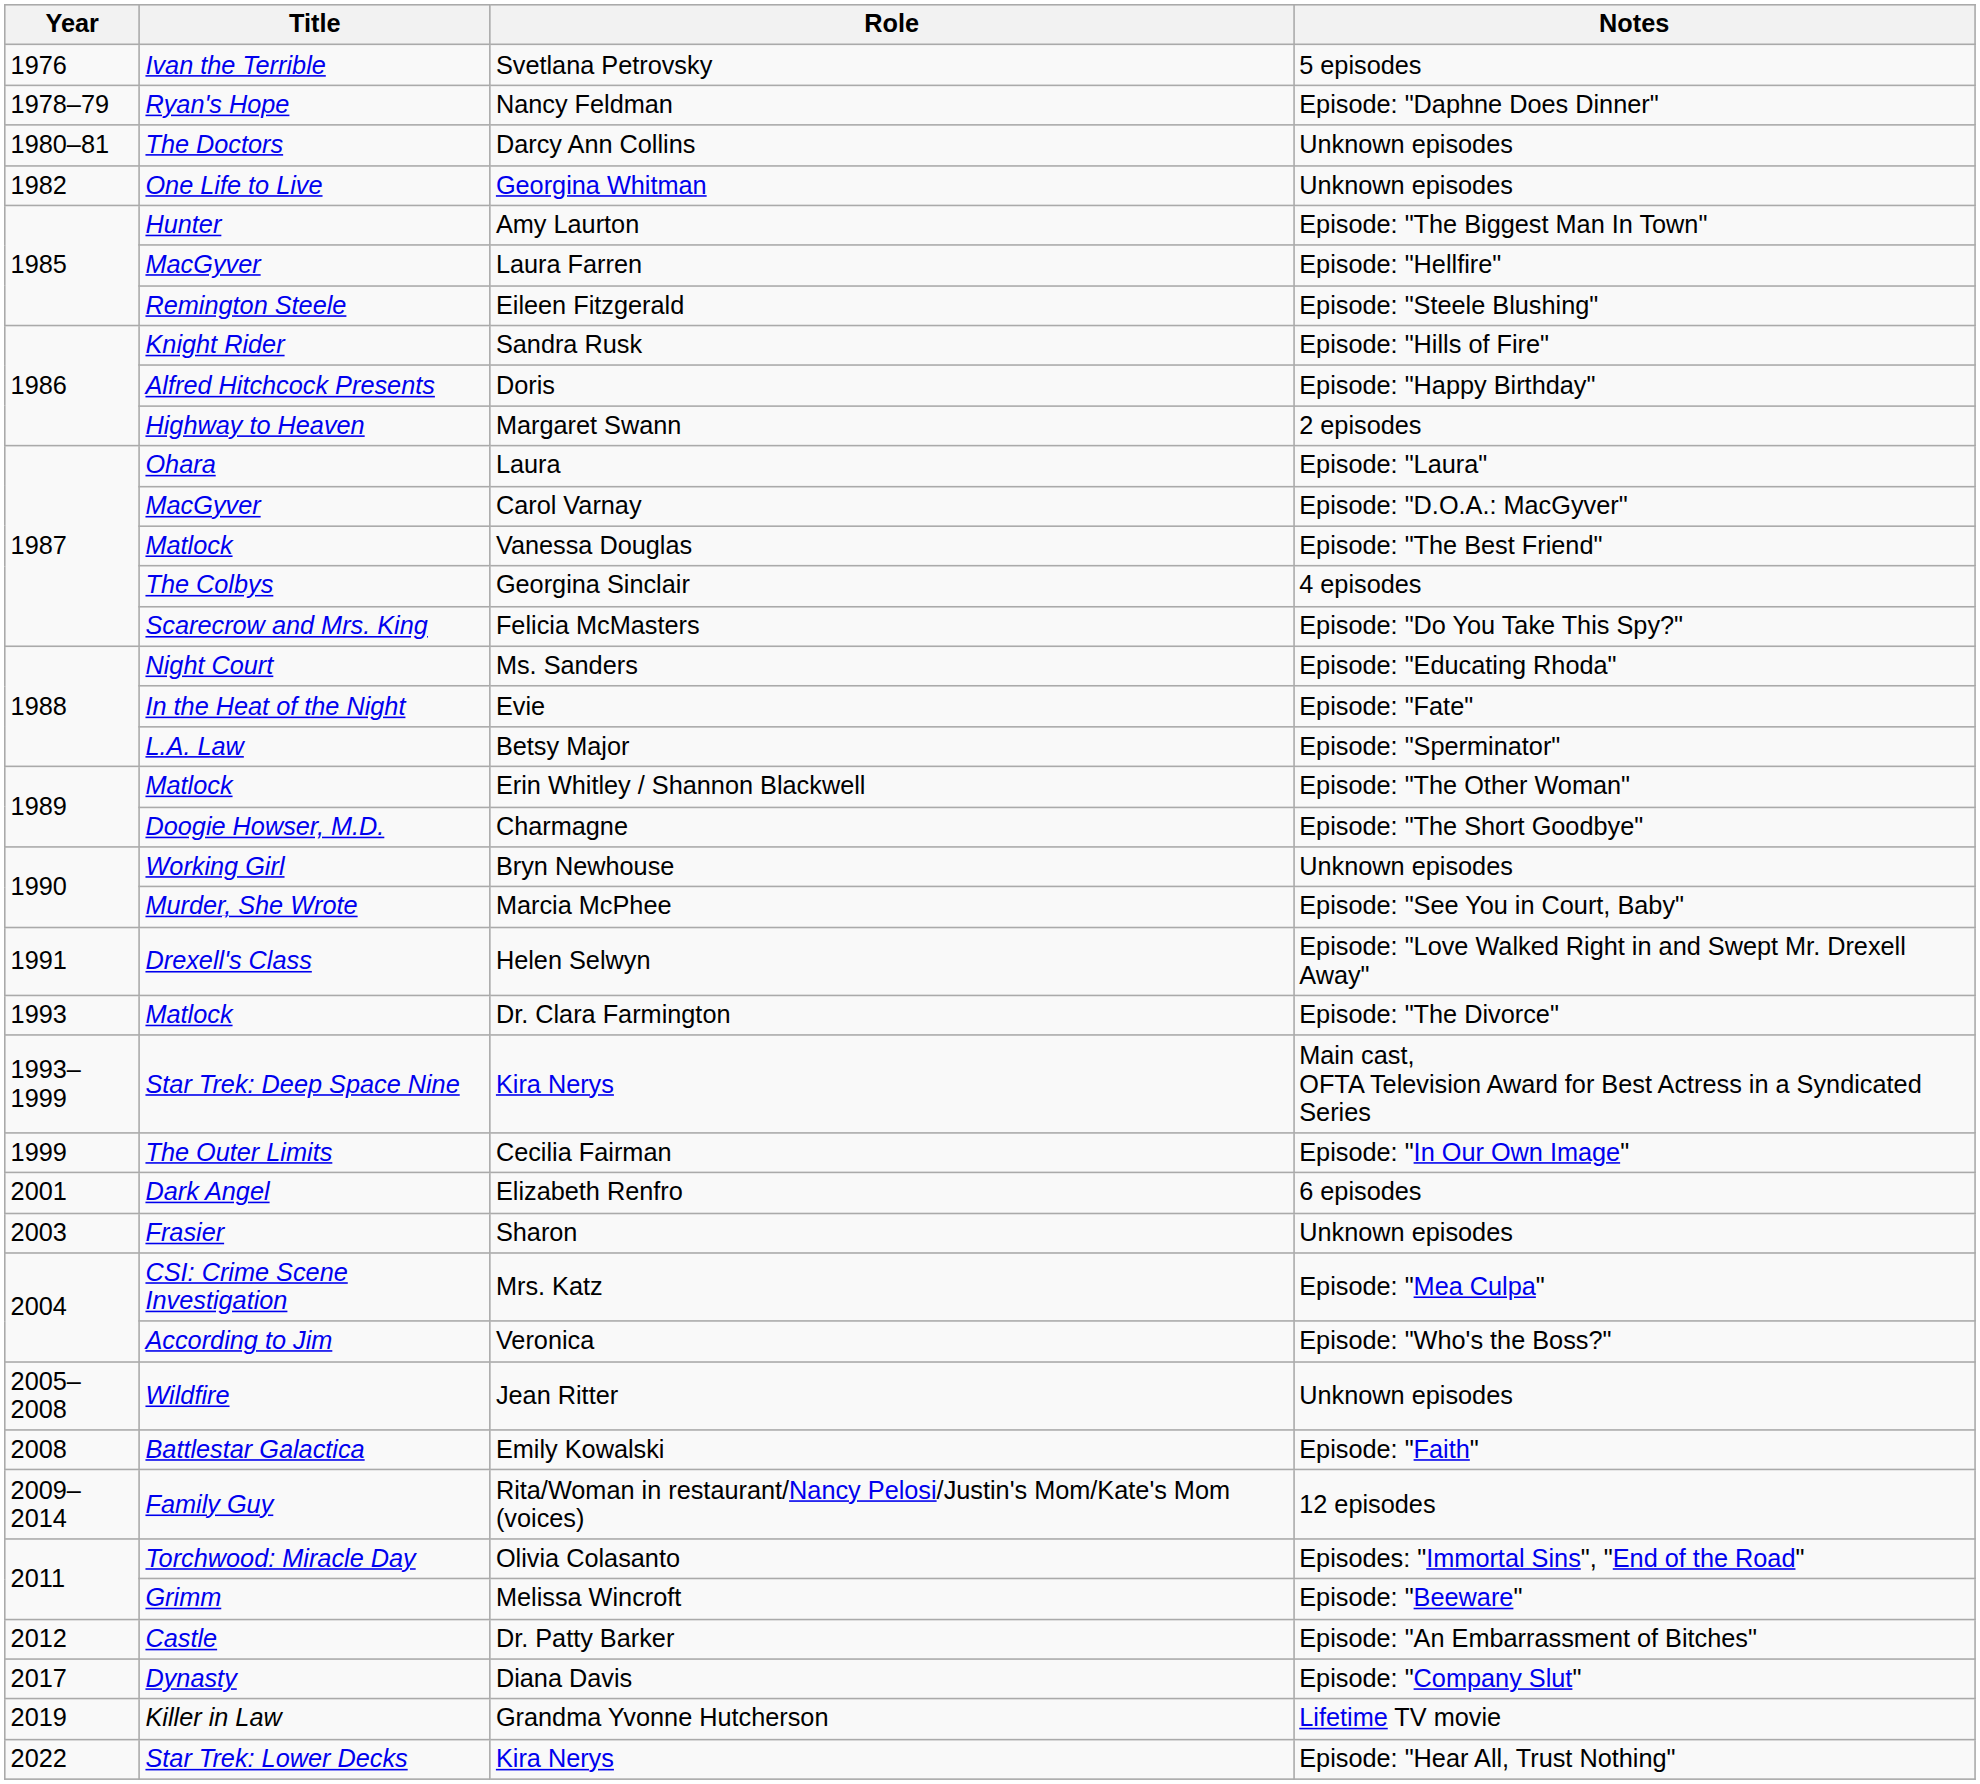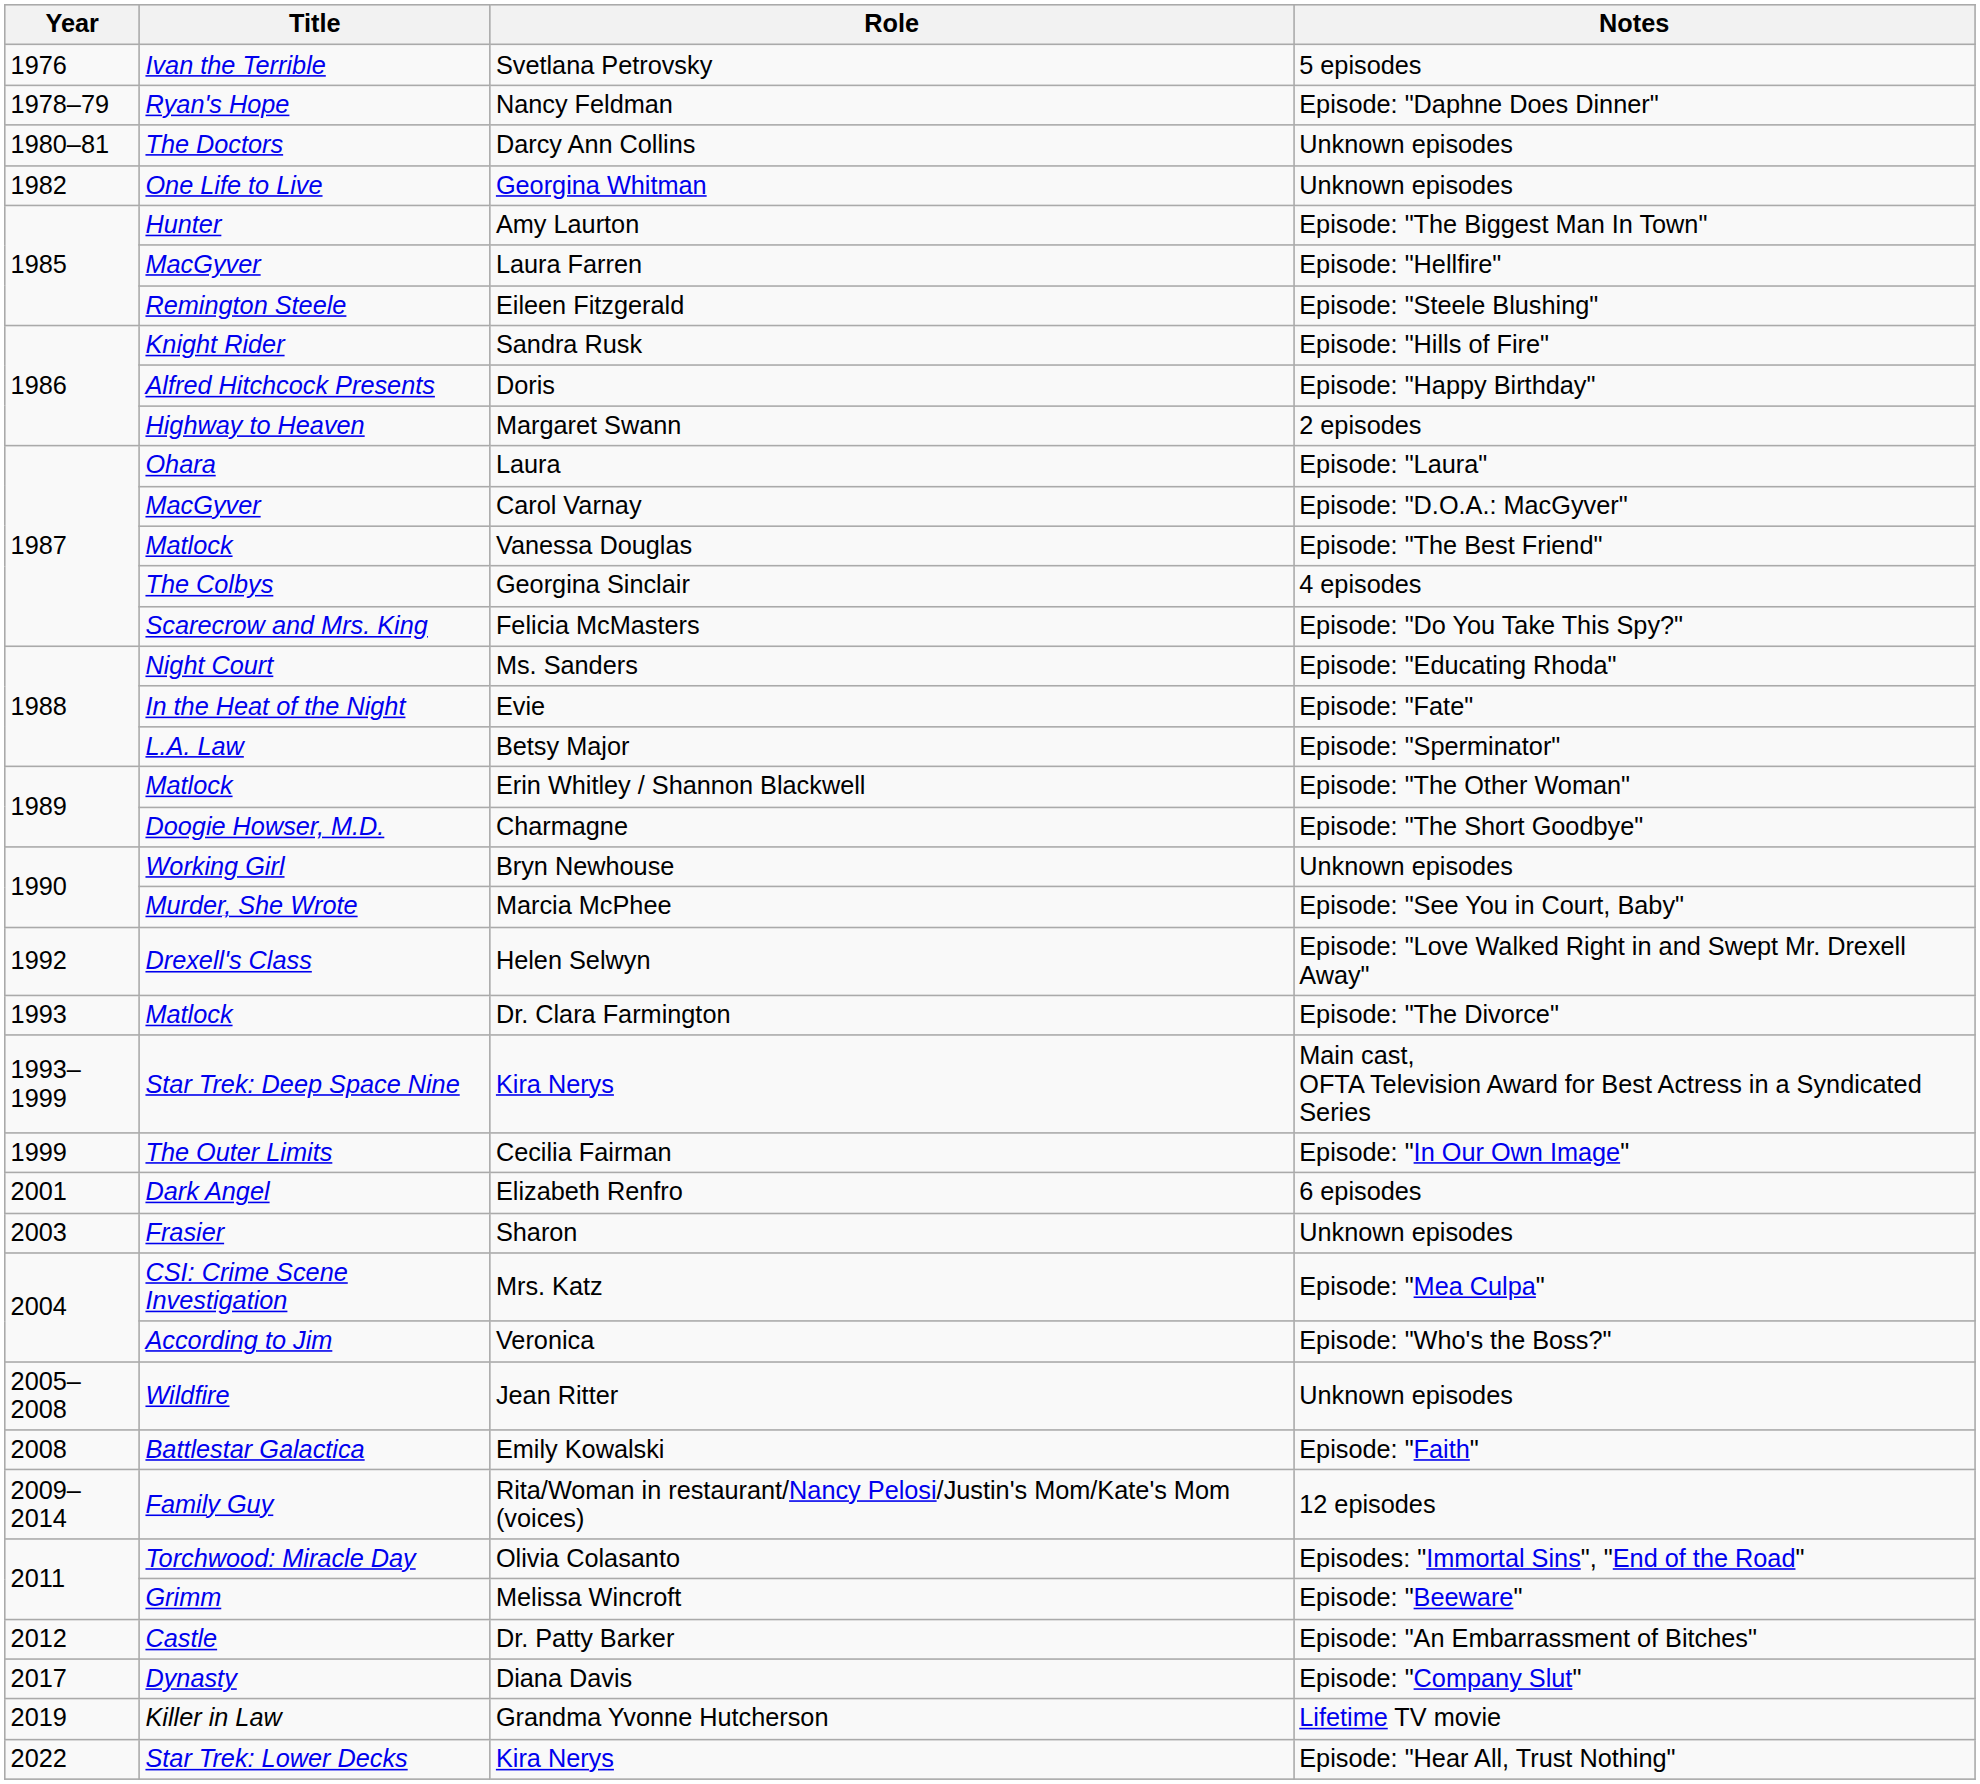(39, 960) 1991 -> (39, 960) 1992
